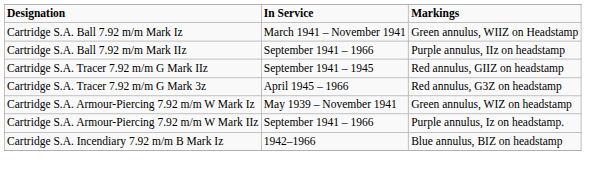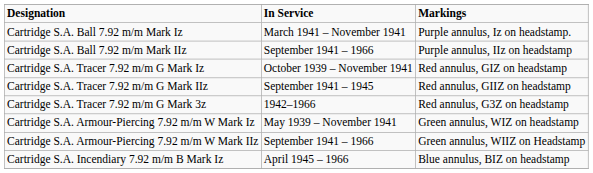(495, 31) Green annulus, WIIZ on Headstamp -> (495, 31) Purple annulus, Iz on headstamp.
+ row: (106, 68)
(306, 86) April 1945 – 1966 -> (290, 104) 1942–1966
(488, 123) Purple annulus, Iz on headstamp. -> (502, 141) Green annulus, WIIZ on Headstamp
(290, 141) 1942–1966 -> (306, 159) April 1945 – 1966
